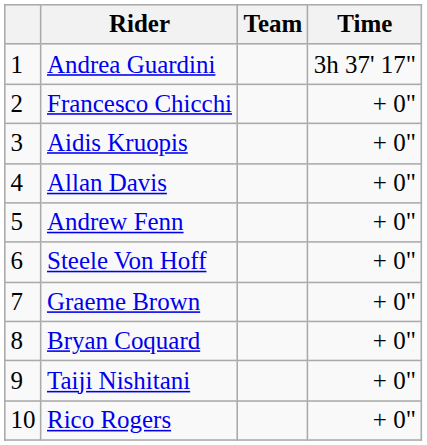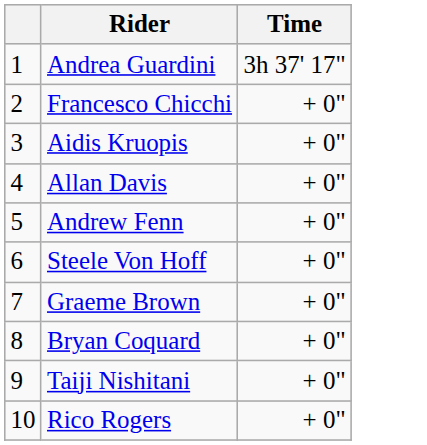- column: (273, 24)
